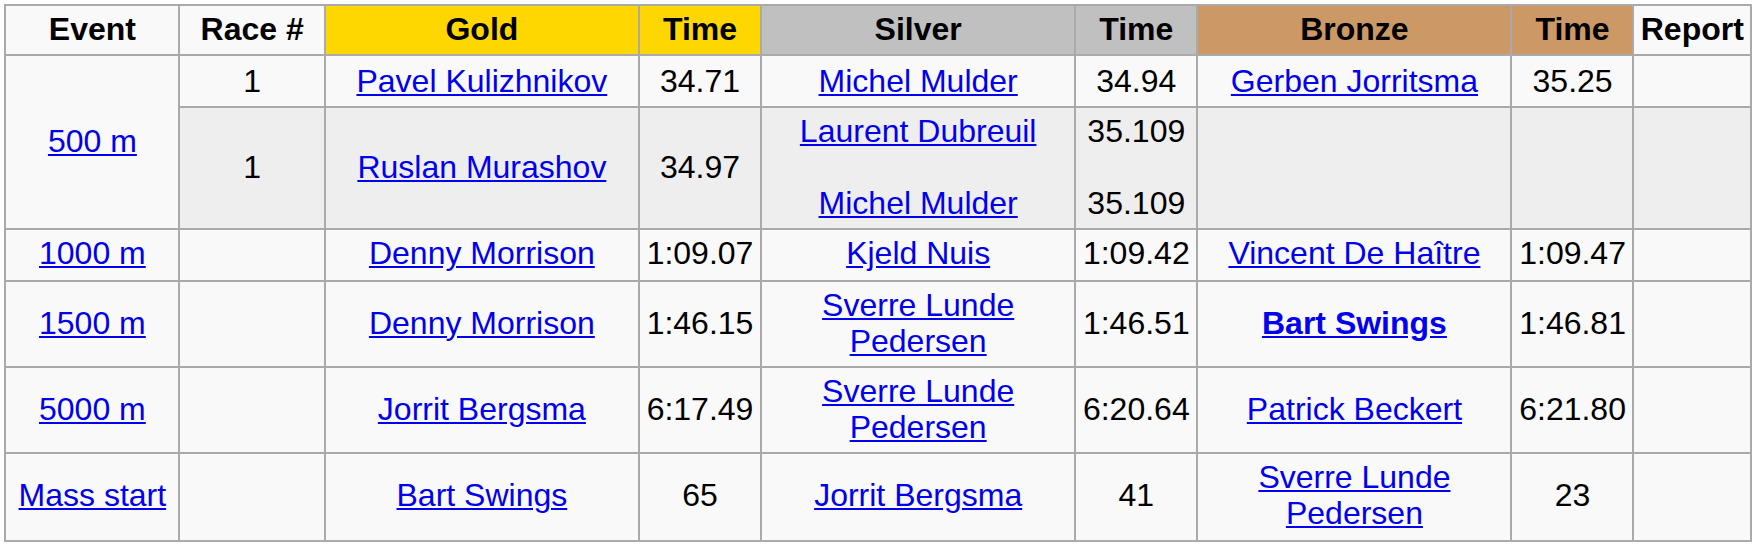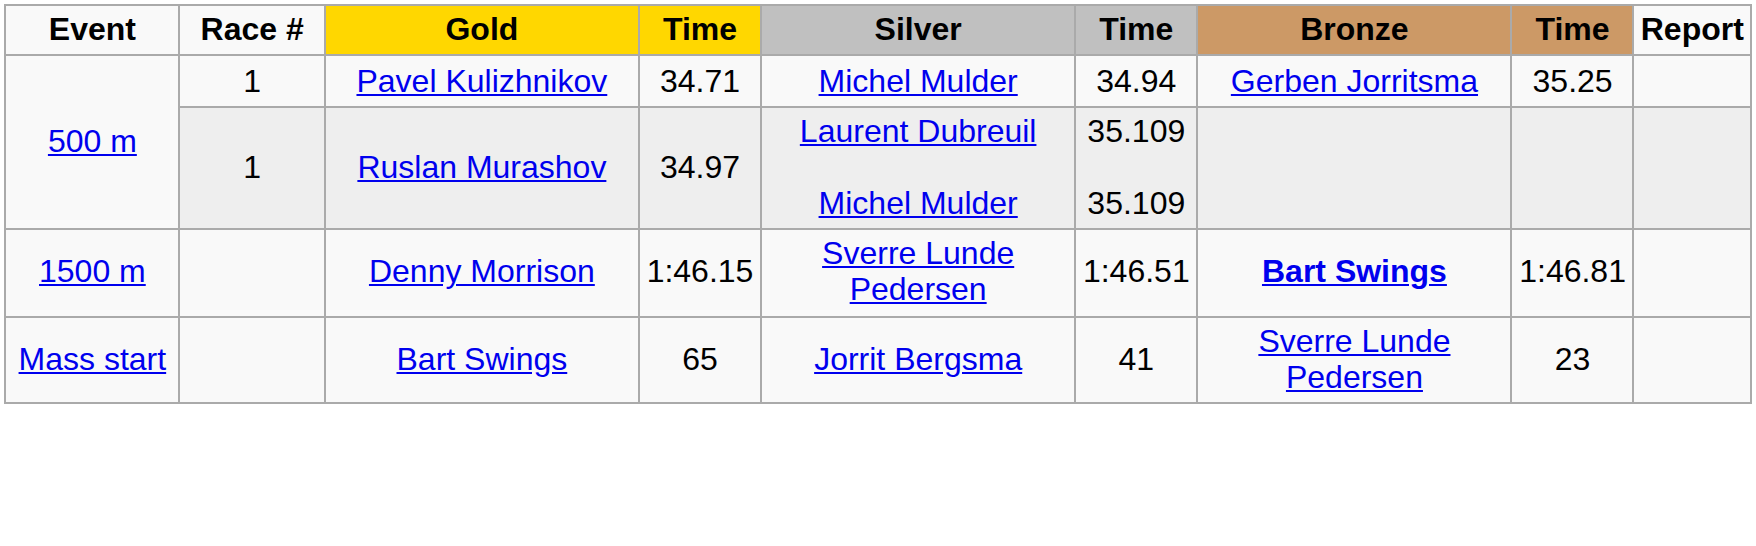- row: (700, 254)
- row: (700, 409)
